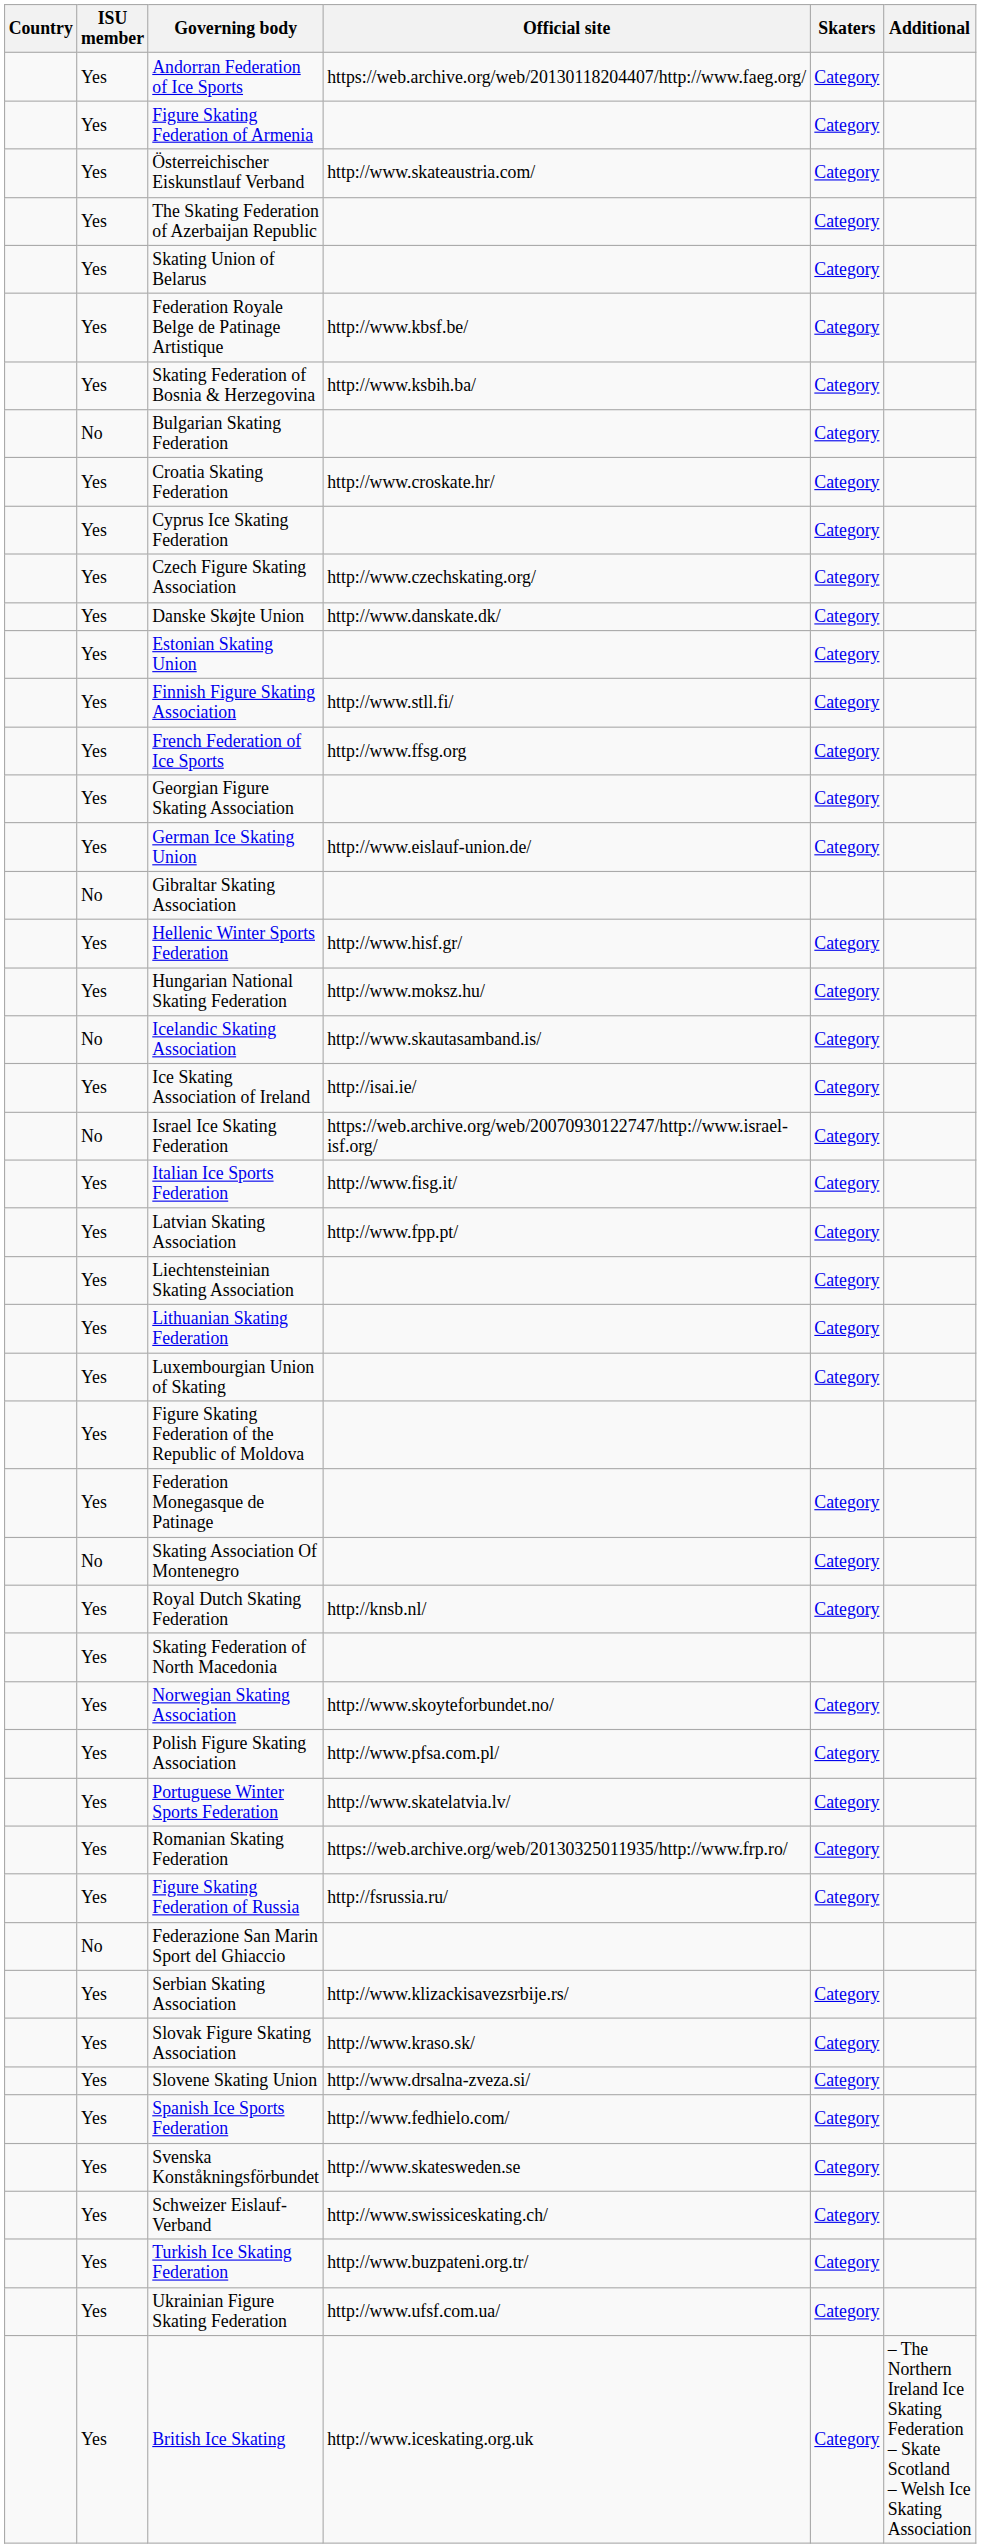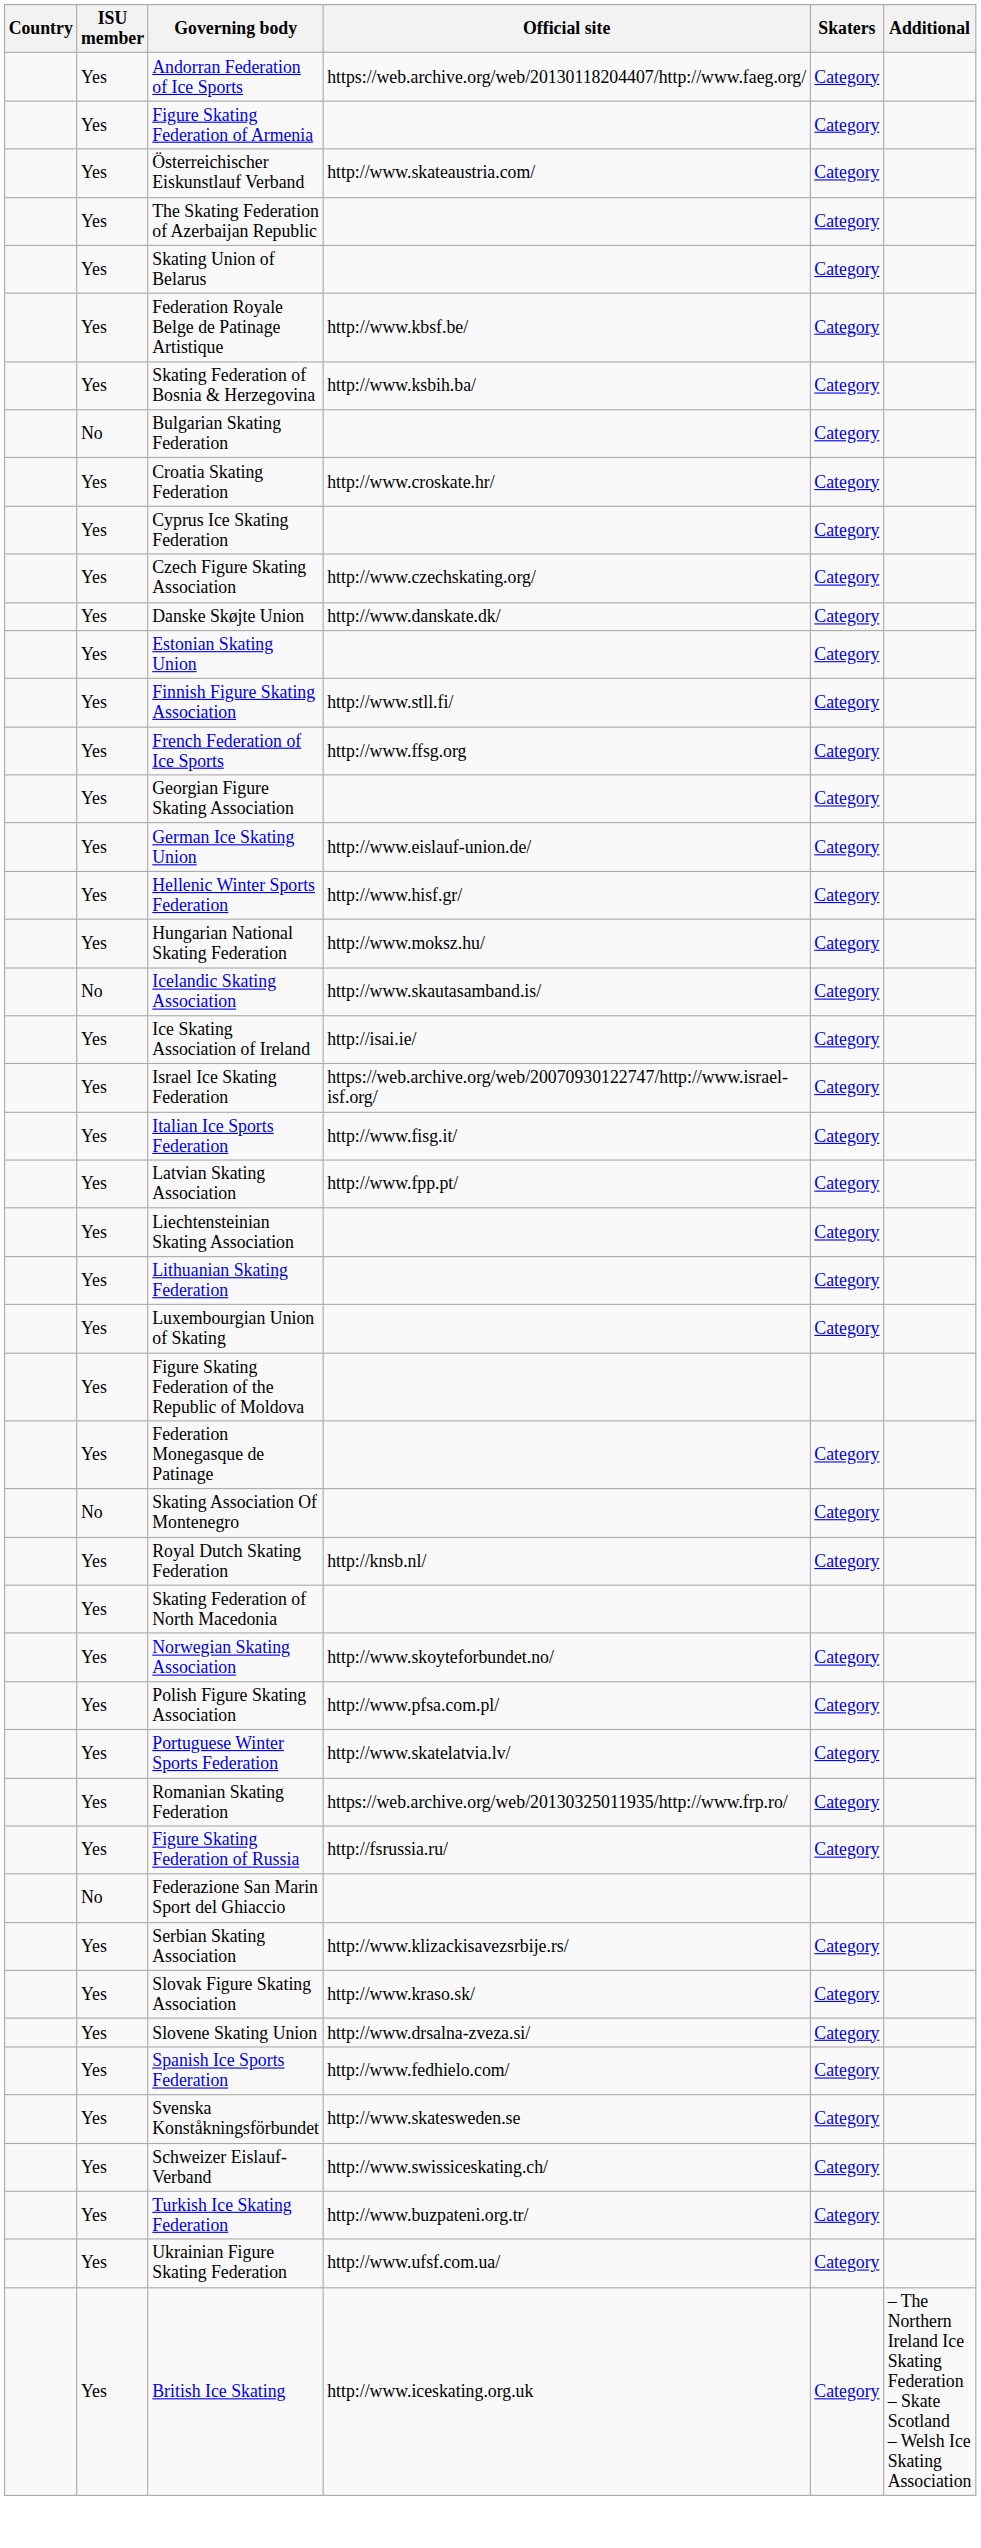- row: (214, 895)
(92, 1135) No -> (94, 1087) Yes
